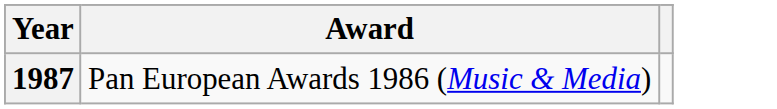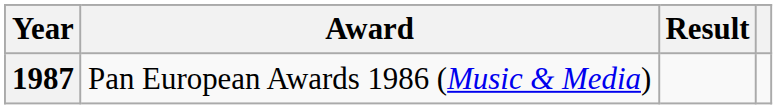+ column: (708, 28)
